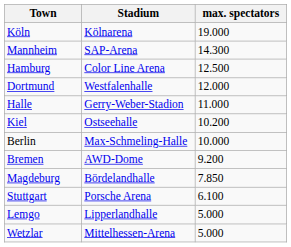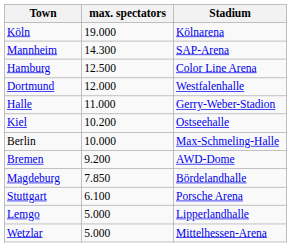columns swapped: (138, 13) <-> (241, 13)
